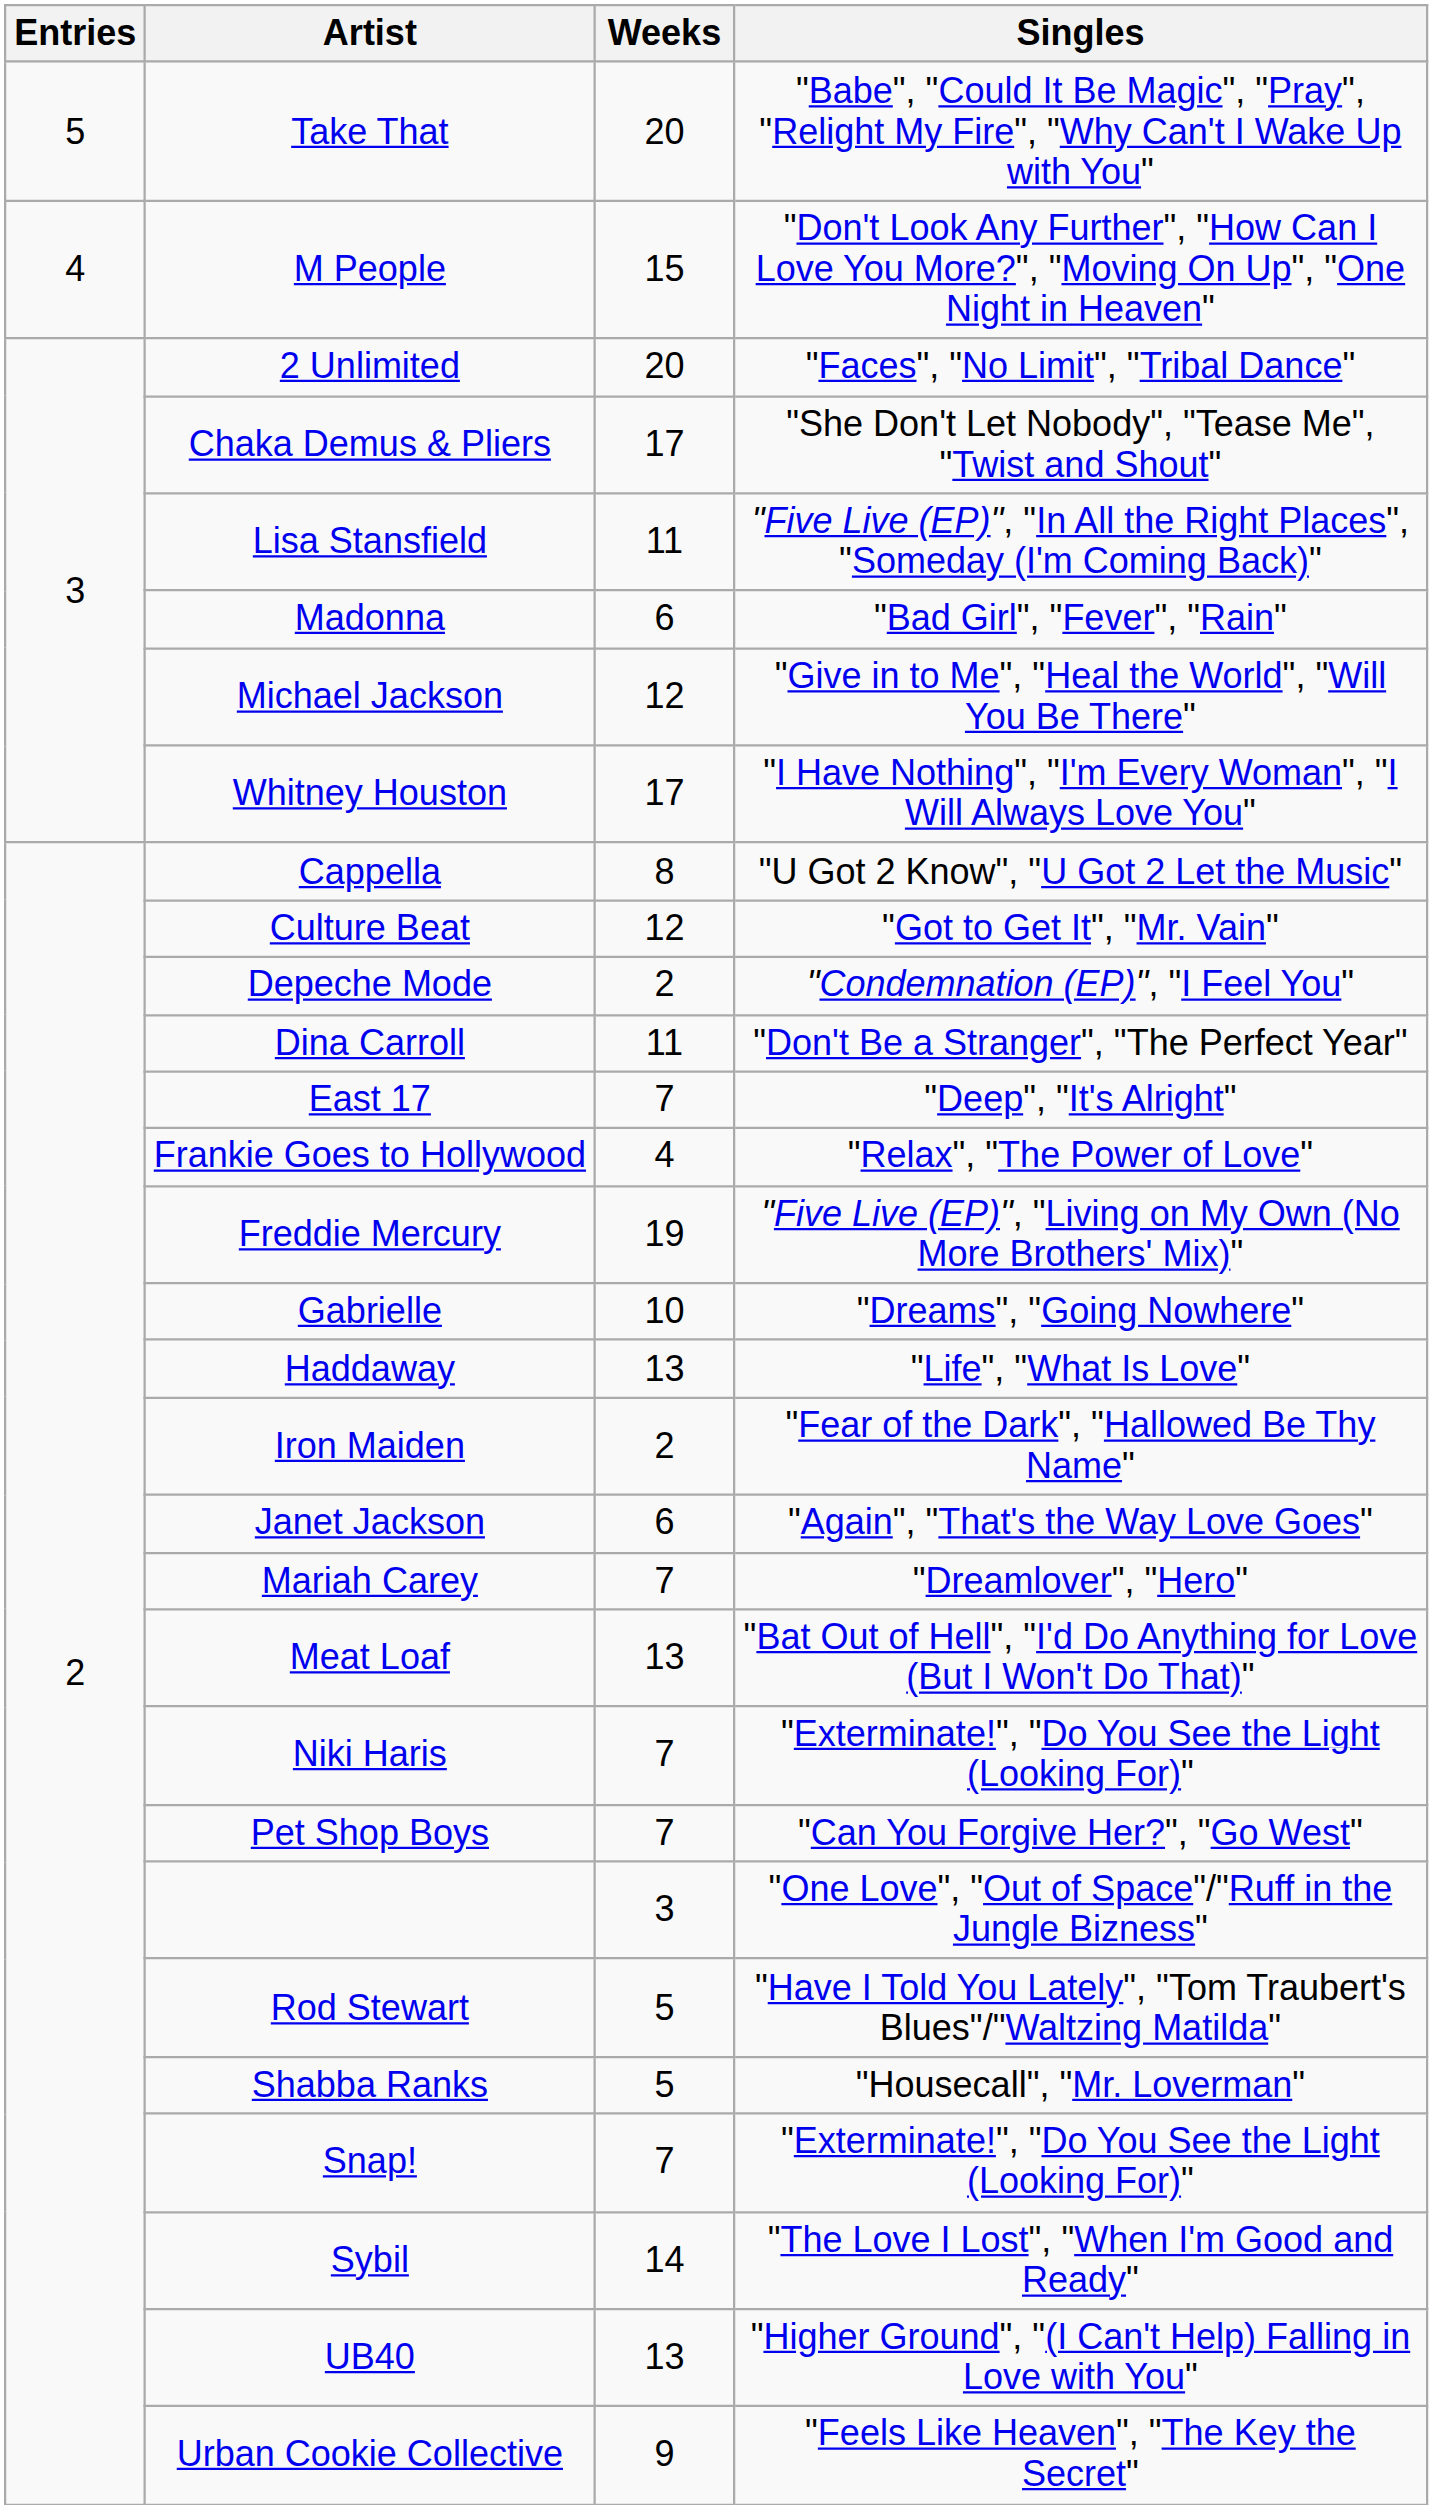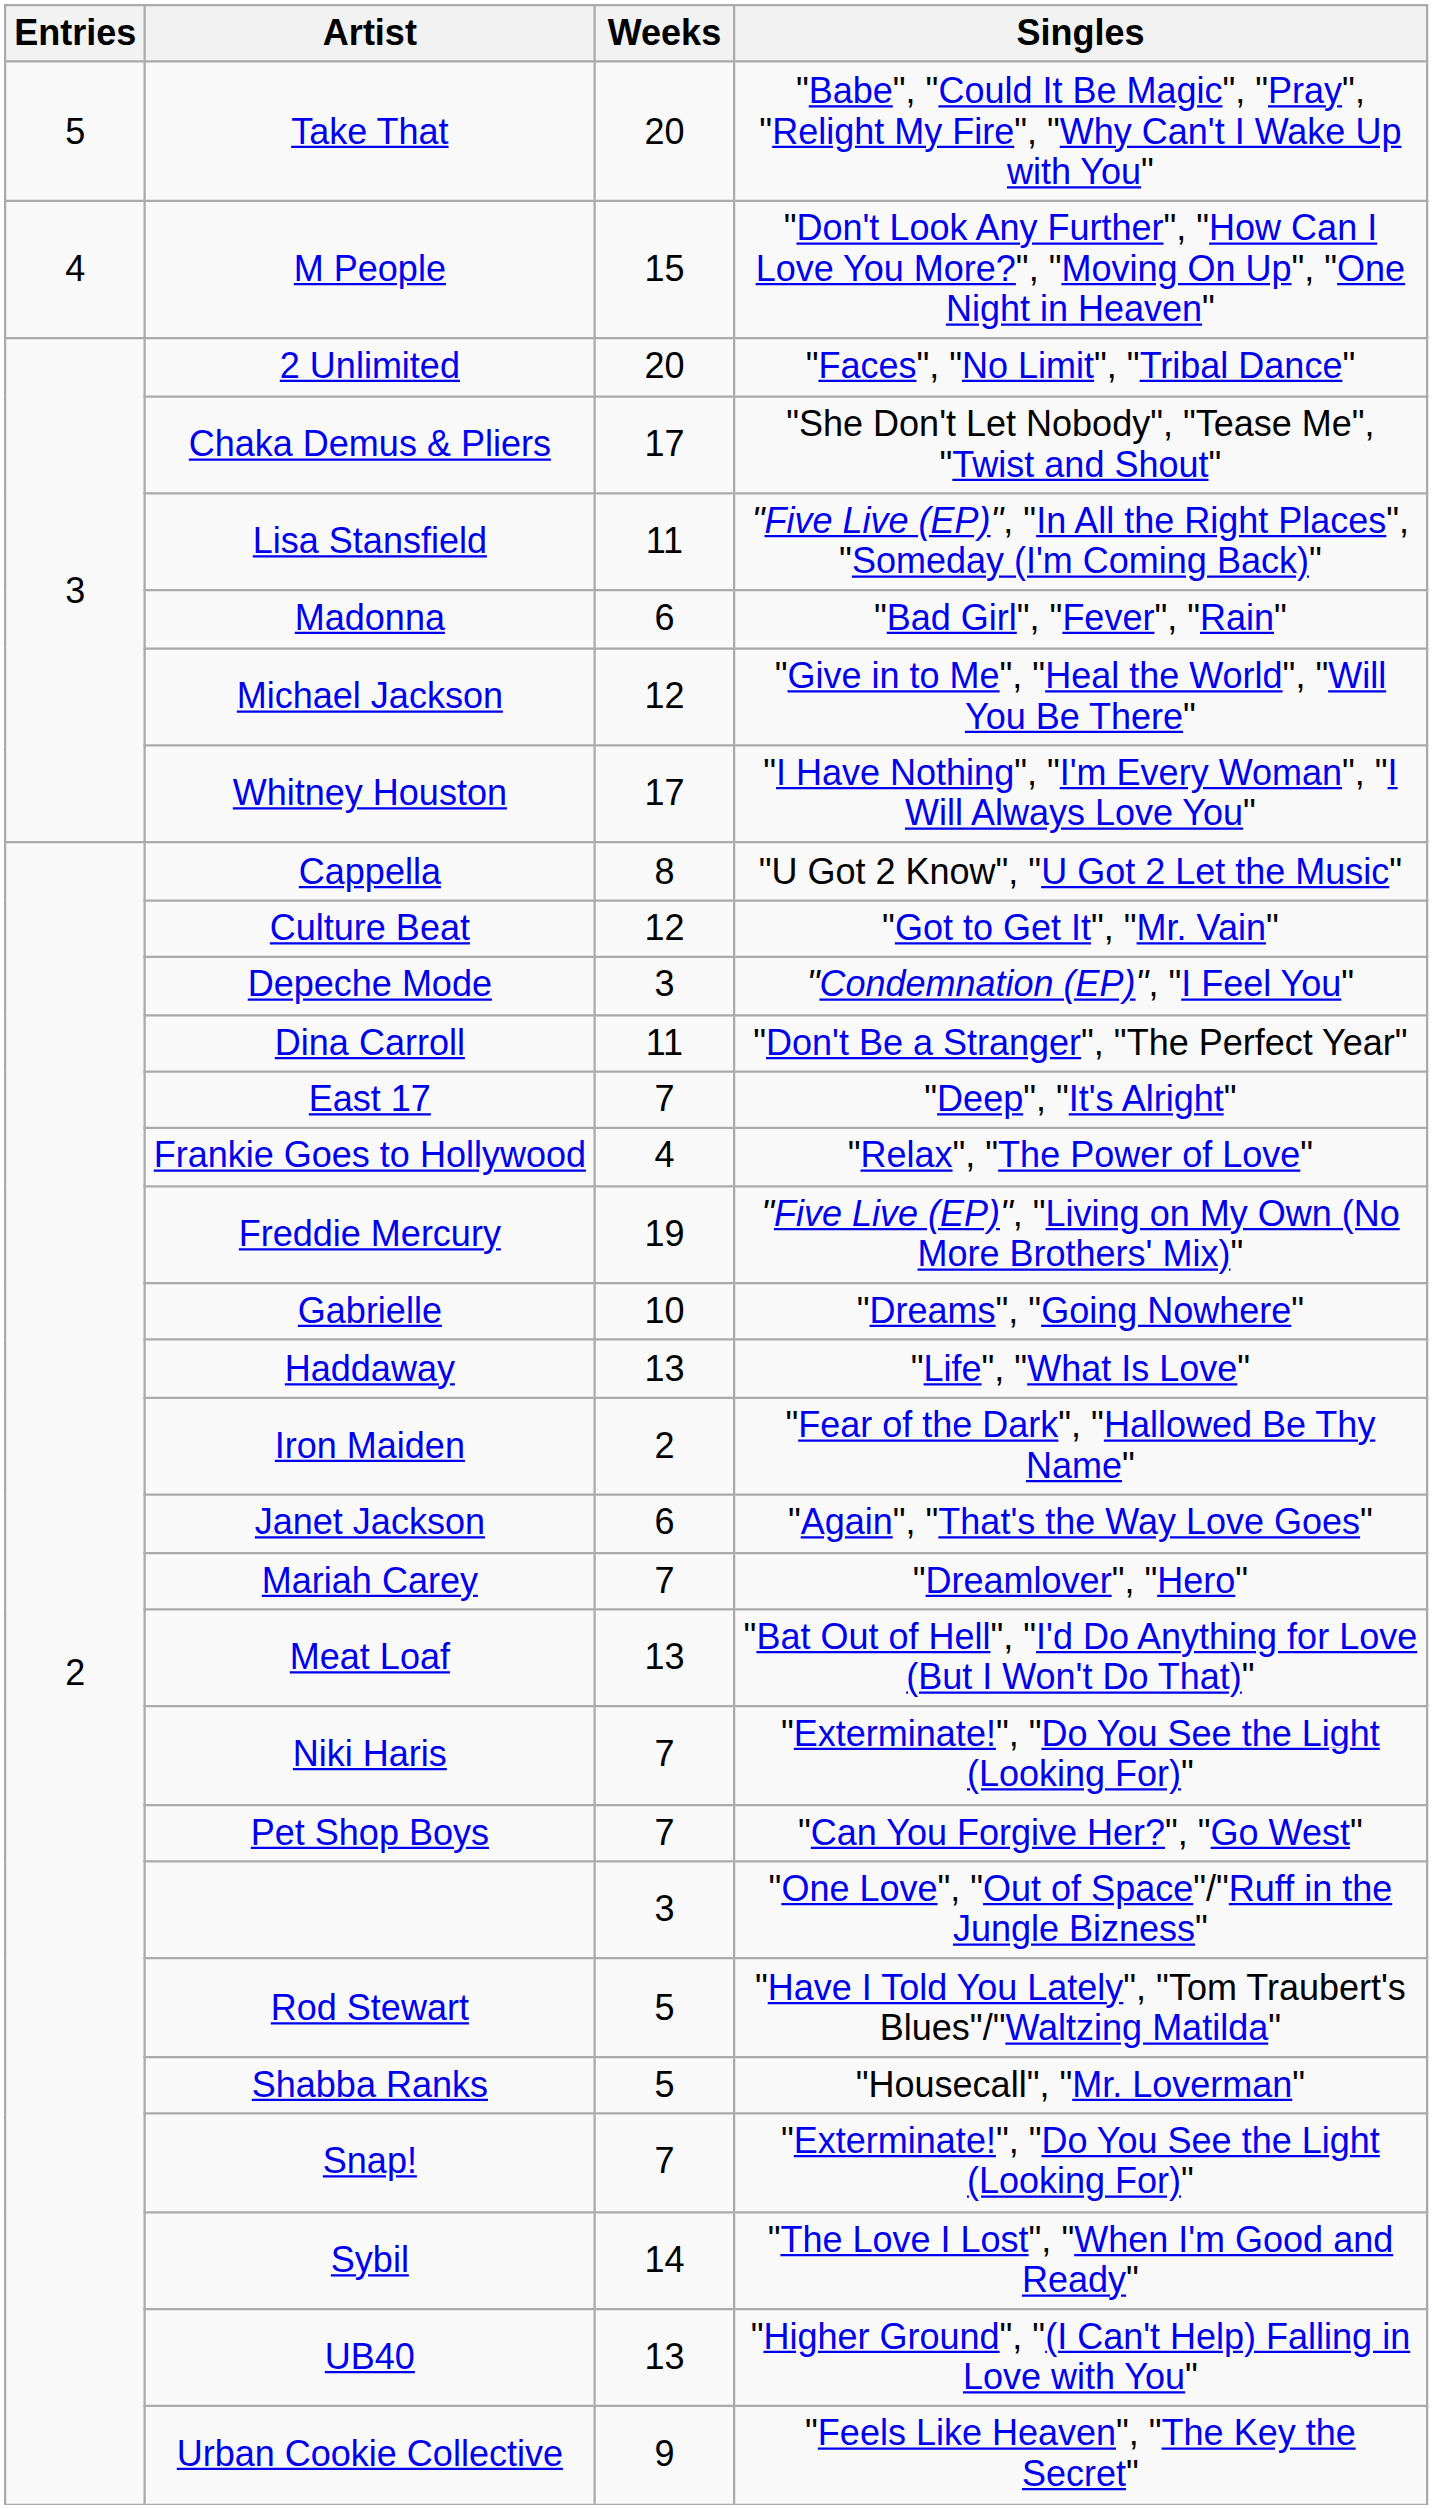(664, 985) 2 -> (664, 985) 3
